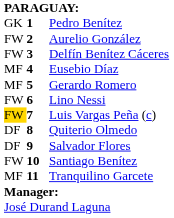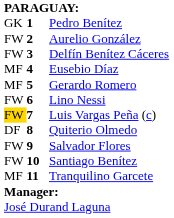(12, 145) DF -> (14, 145) FW
